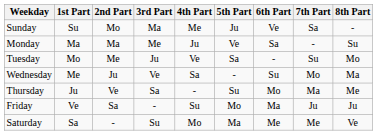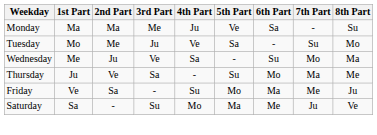- row: (21, 28)
(313, 106) Ju -> (313, 91) Me
(313, 122) Me -> (313, 106) Ju
